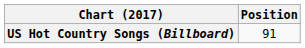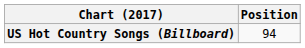(269, 33) 91 -> (269, 33) 94
